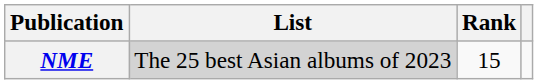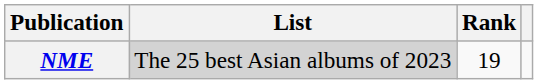(489, 59) 15 -> (489, 59) 19
